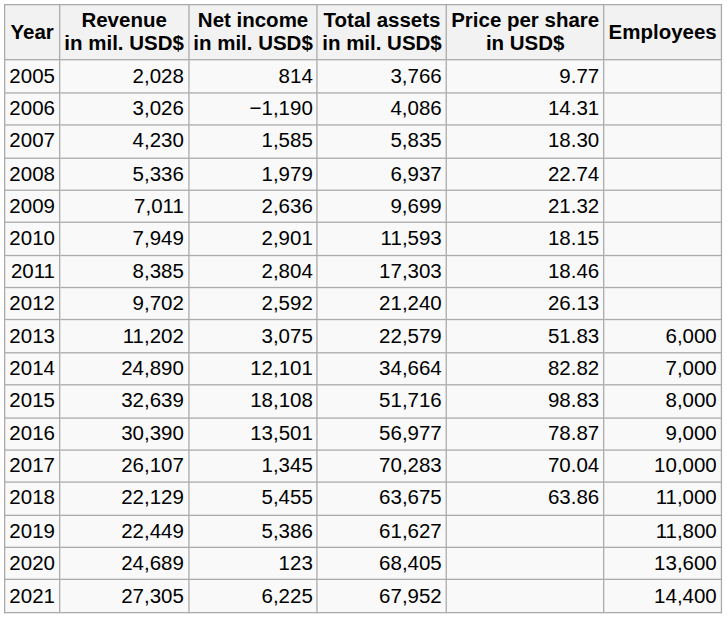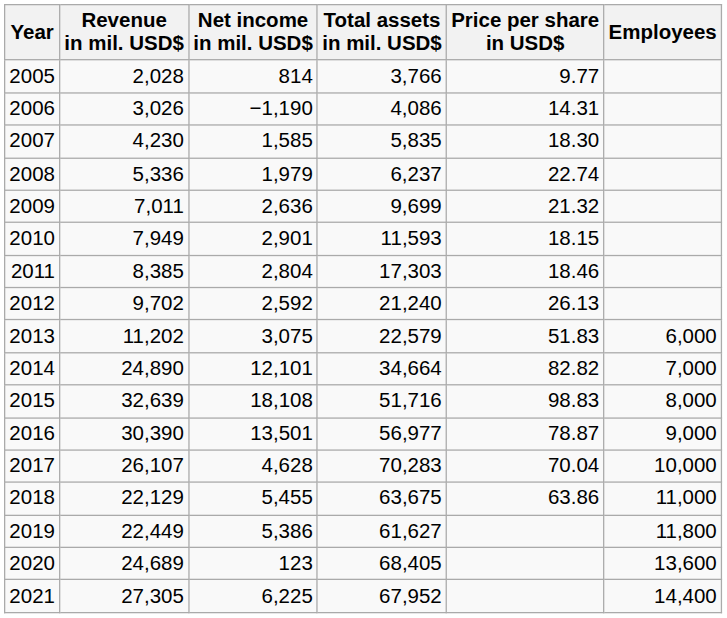(416, 173) 6,937 -> (416, 173) 6,237
(287, 466) 1,345 -> (287, 466) 4,628
